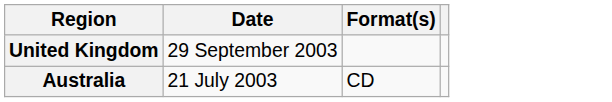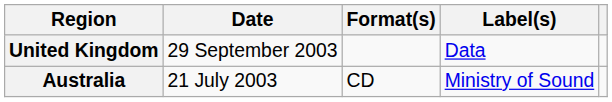+ column: (519, 19)
